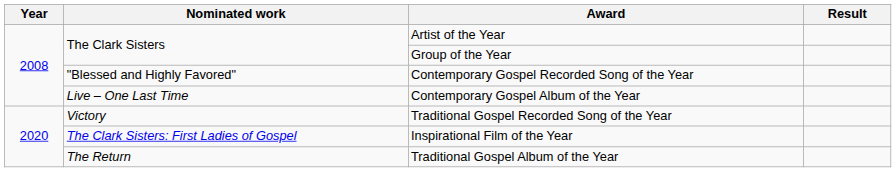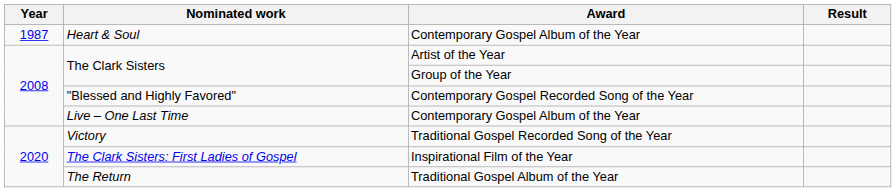+ row: (103, 34)
